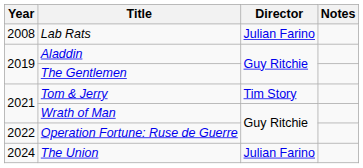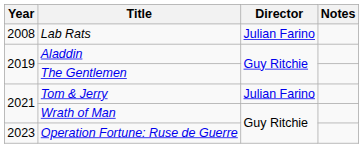(270, 93) Tim Story -> (279, 93) Julian Farino
(21, 133) 2022 -> (21, 133) 2023
- row: (70, 152)
